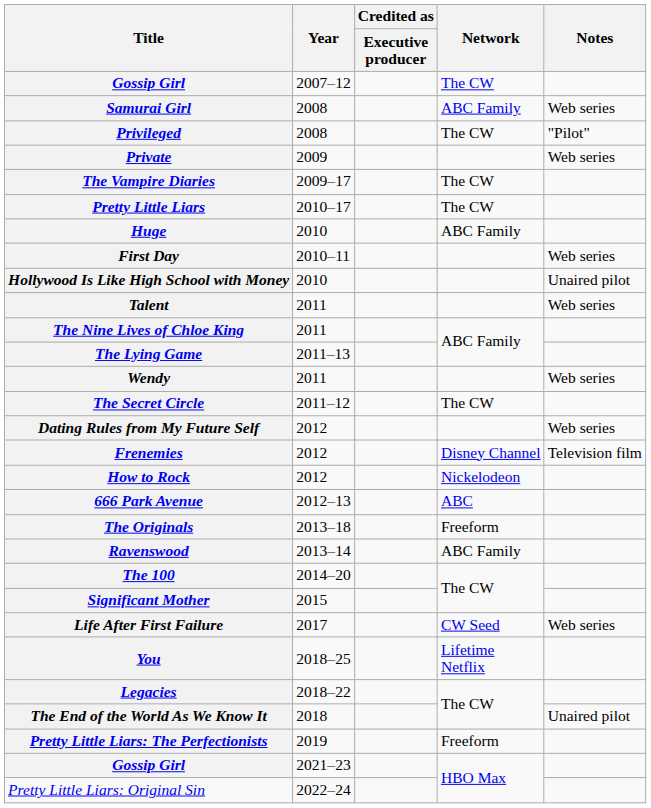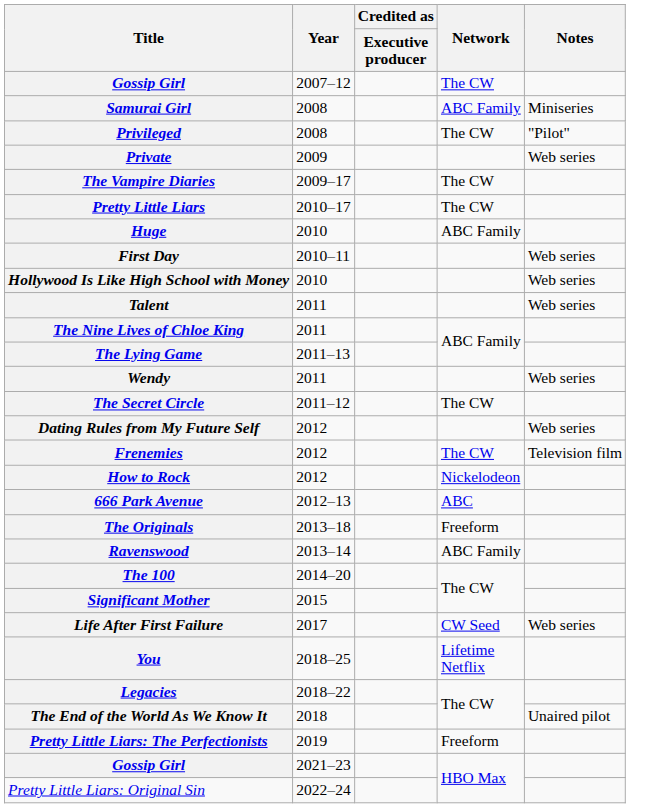(581, 108) Web series -> (561, 108) Miniseries
(589, 280) Unaired pilot -> (562, 280) Web series
(491, 452) Disney Channel -> (467, 452) The CW
